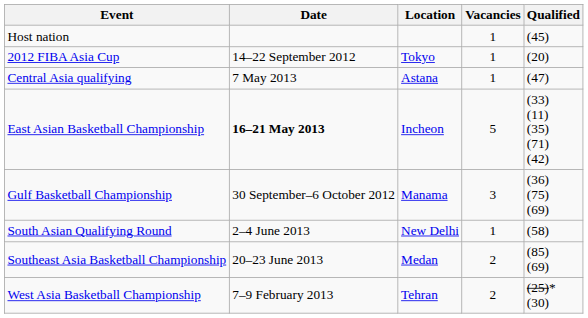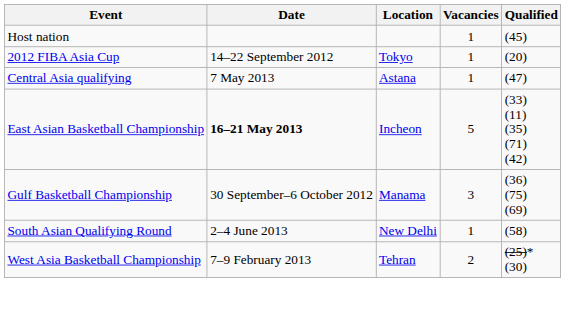- row: (117, 259)
